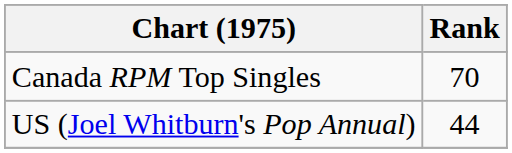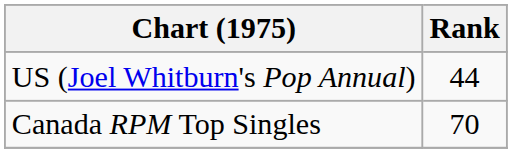rows swapped: (166, 76) <-> (214, 123)
